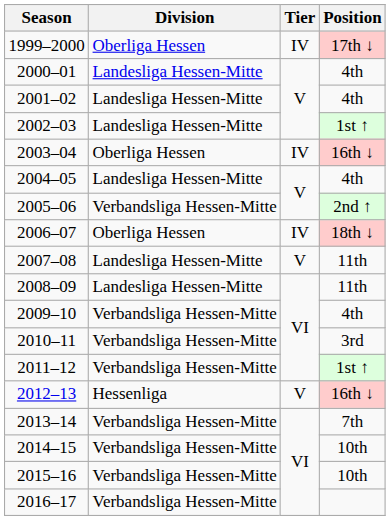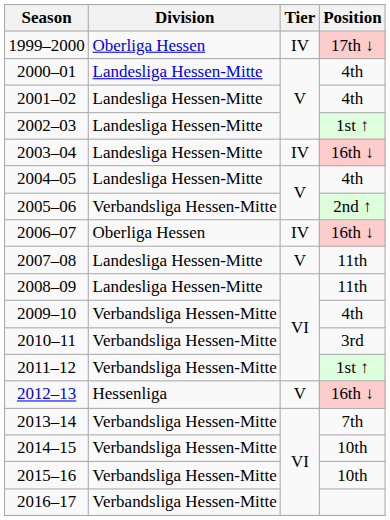(149, 152) Oberliga Hessen -> (178, 152) Landesliga Hessen-Mitte
(352, 233) 18th ↓ -> (352, 233) 16th ↓
